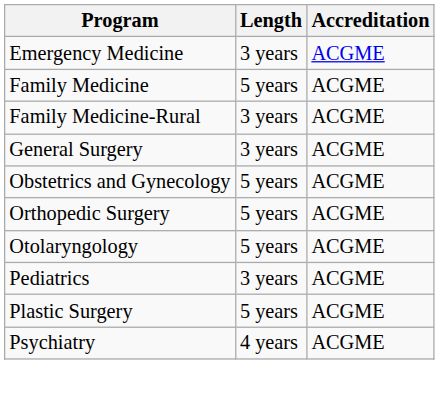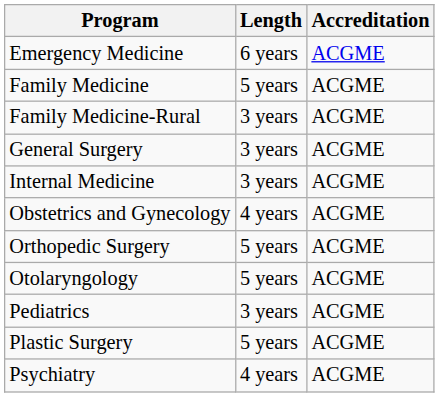(269, 52) 3 years -> (269, 52) 6 years
+ row: (82, 181)
(269, 181) 5 years -> (269, 213) 4 years
